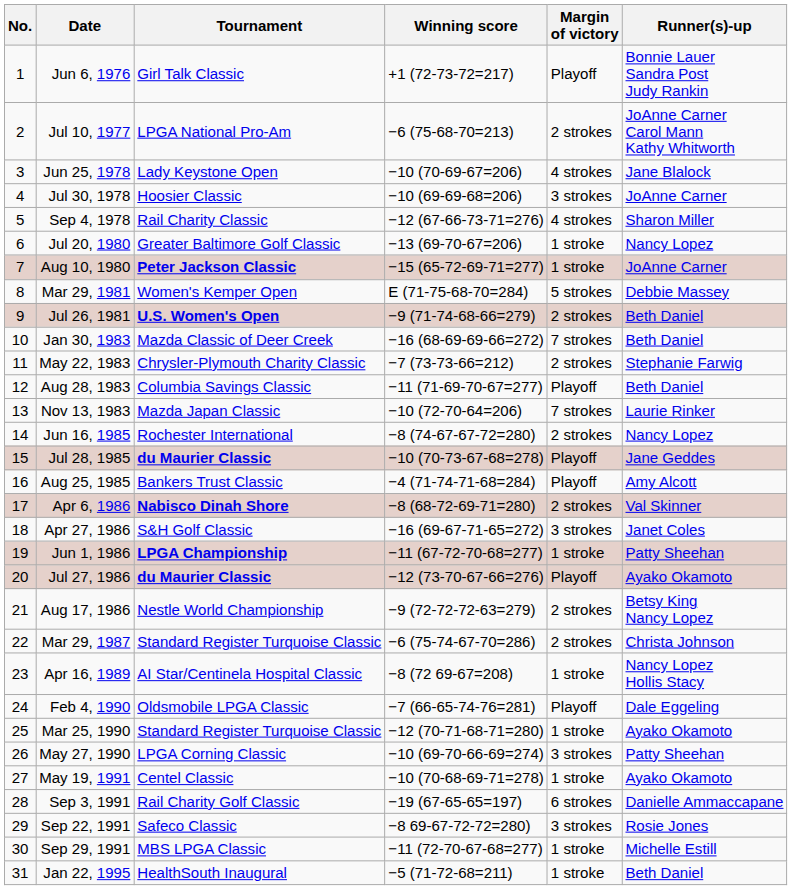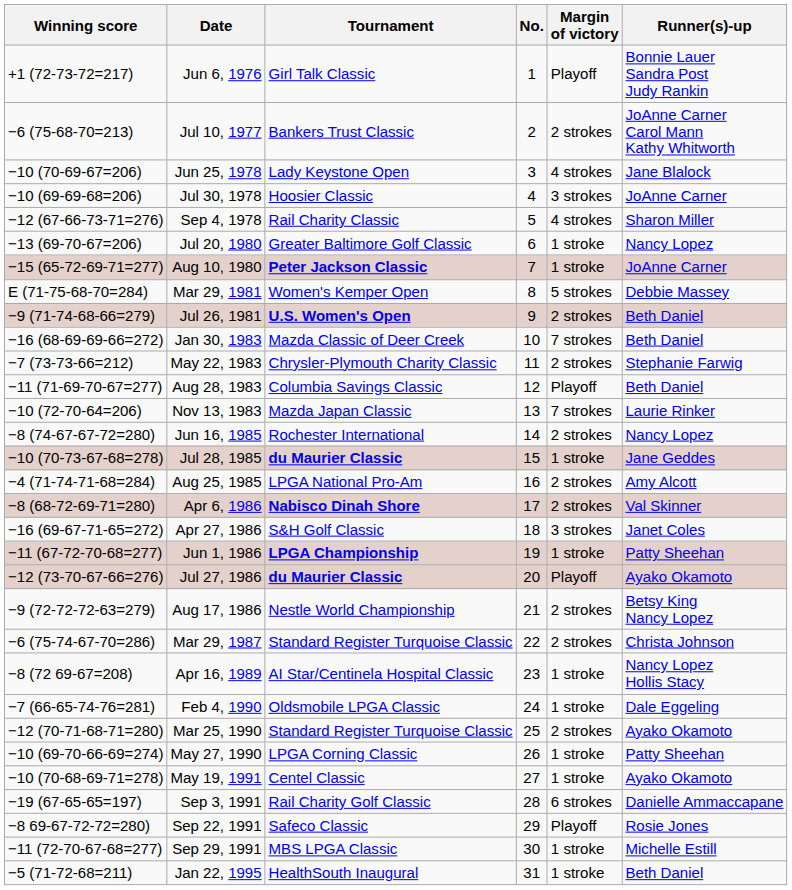columns swapped: (20, 25) <-> (466, 25)
(214, 132) LPGA National Pro-Am -> (341, 132) Bankers Trust Classic
(574, 458) Playoff -> (578, 458) 1 stroke
(210, 482) Bankers Trust Classic -> (345, 482) LPGA National Pro-Am
(574, 482) Playoff -> (581, 482) 2 strokes
(574, 706) Playoff -> (578, 706) 1 stroke
(578, 730) 1 stroke -> (581, 730) 2 strokes
(581, 754) 3 strokes -> (578, 754) 1 stroke
(581, 825) 3 strokes -> (574, 825) Playoff
